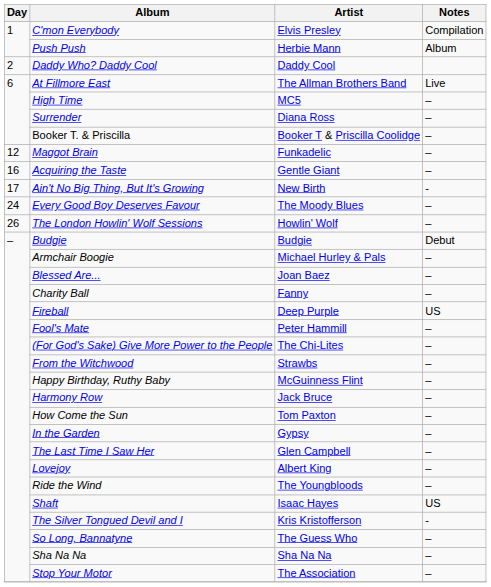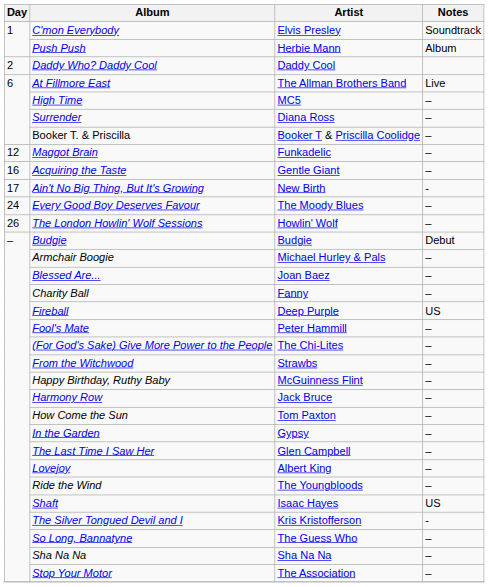(454, 30) Compilation -> (453, 30) Soundtrack
